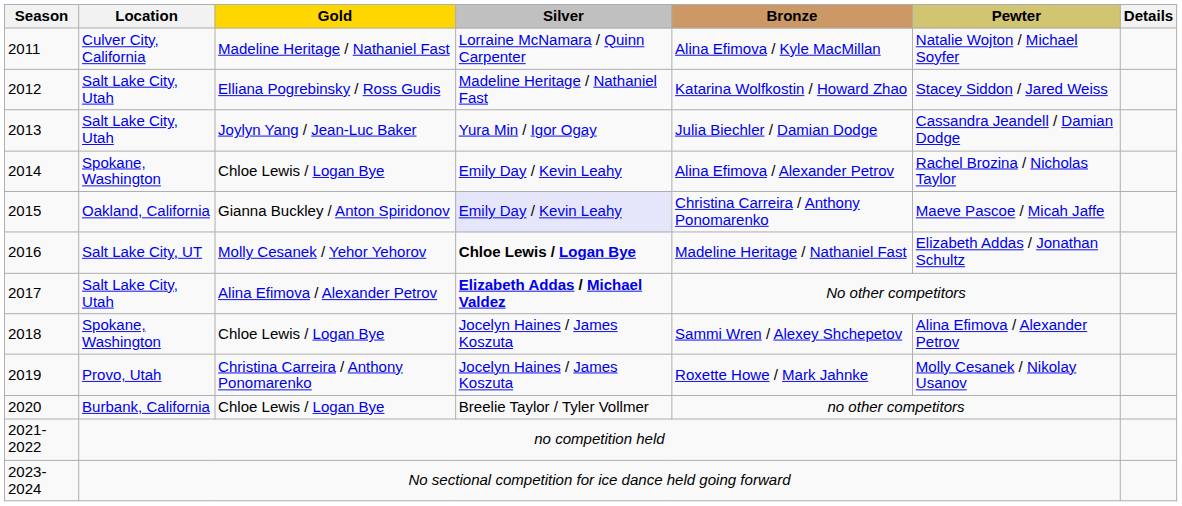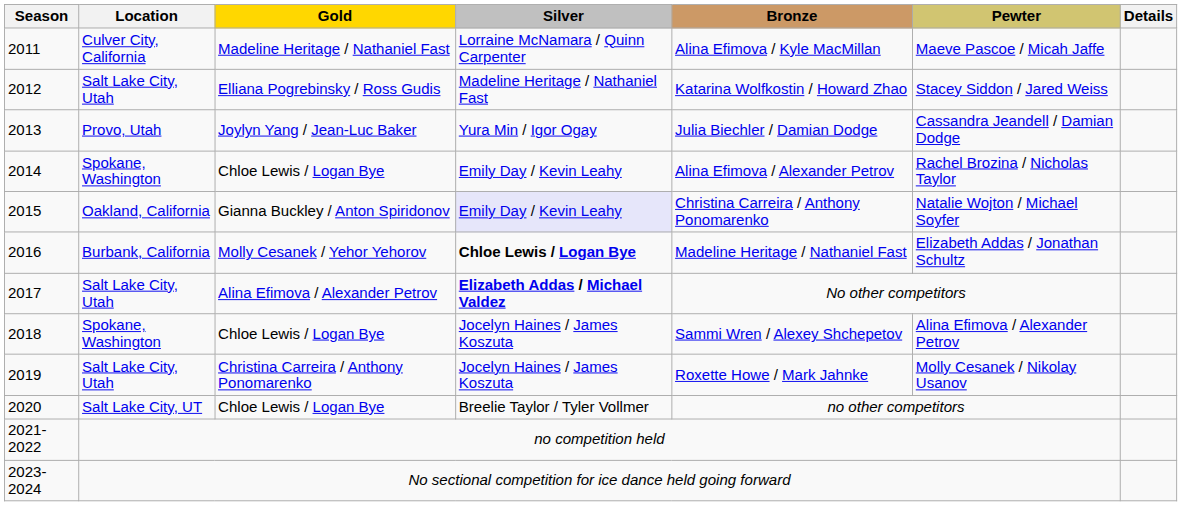(997, 48) Natalie Wojton / Michael Soyfer -> (1010, 48) Maeve Pascoe / Micah Jaffe
(130, 130) Salt Lake City, Utah -> (122, 130) Provo, Utah
(1010, 211) Maeve Pascoe / Micah Jaffe -> (997, 211) Natalie Wojton / Michael Soyfer
(142, 252) Salt Lake City, UT -> (146, 252) Burbank, California
(122, 374) Provo, Utah -> (130, 374) Salt Lake City, Utah
(146, 407) Burbank, California -> (142, 407) Salt Lake City, UT
